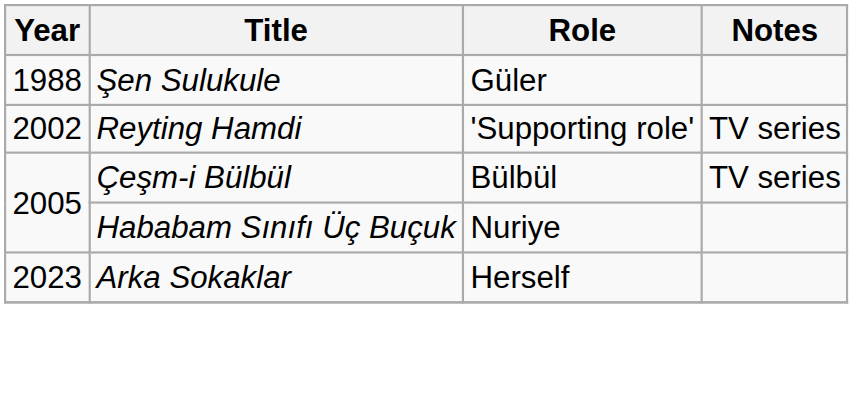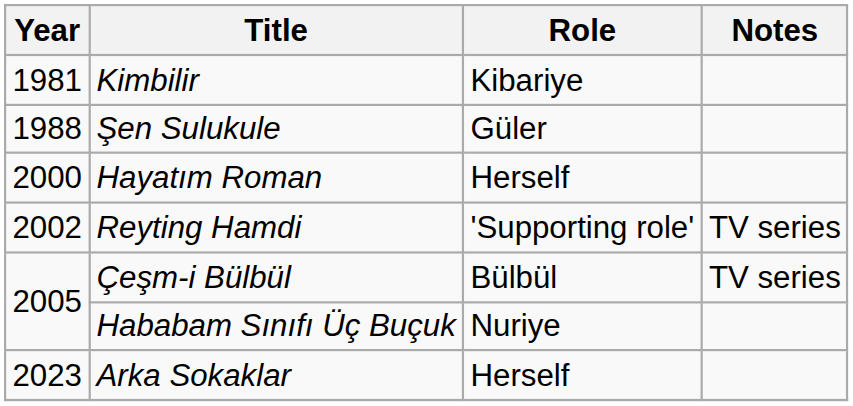+ row: (148, 80)
+ row: (209, 178)
